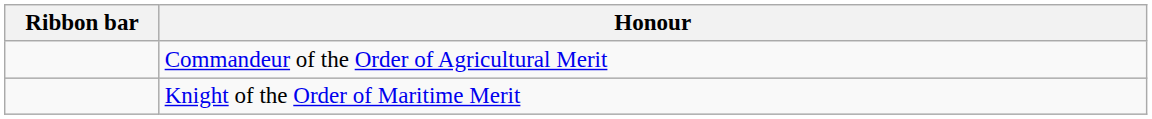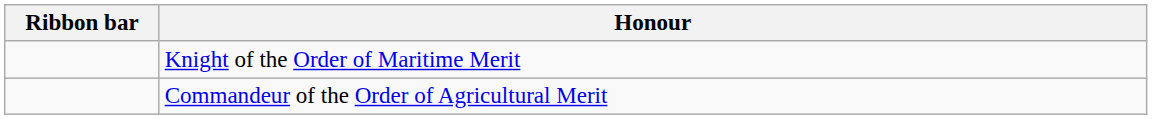rows swapped: (343, 95) <-> (386, 59)
